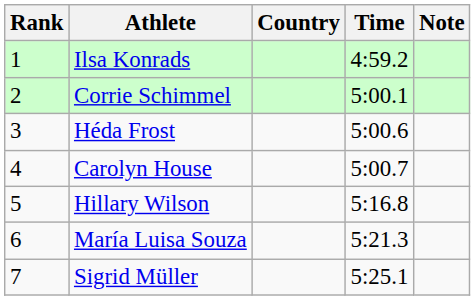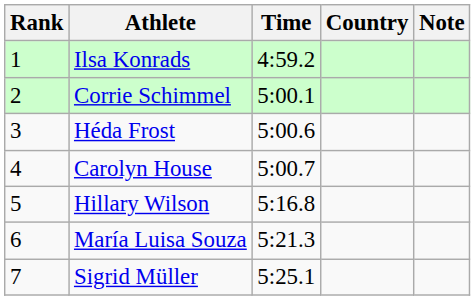columns swapped: (299, 22) <-> (379, 22)
